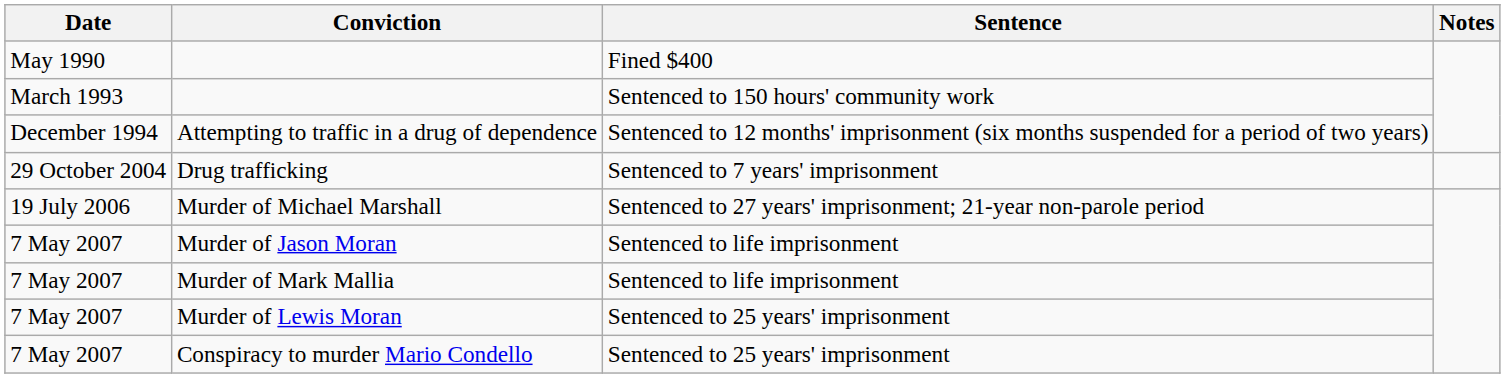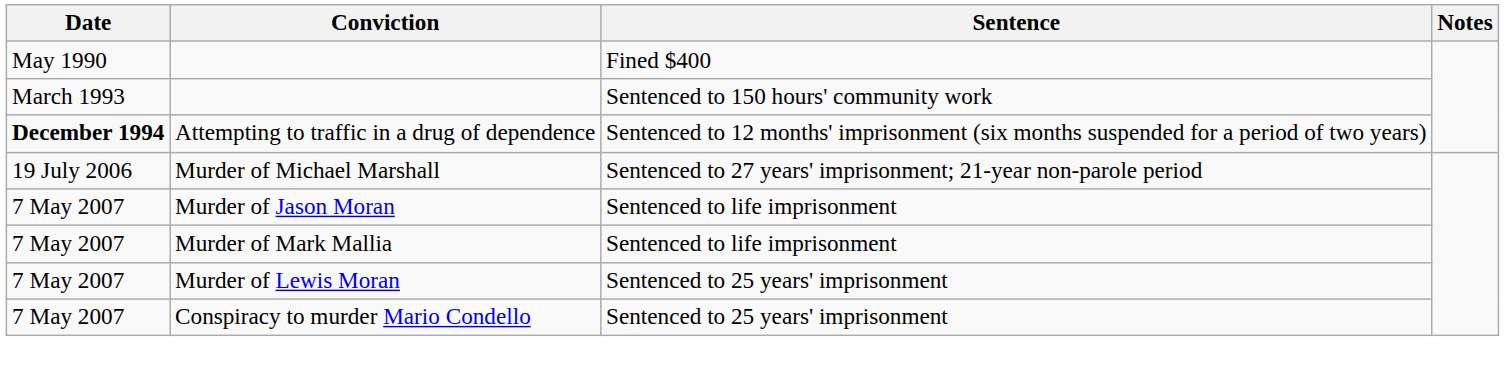(84, 133) normal -> (88, 133) bold
- row: (252, 170)
